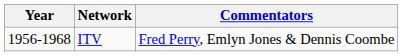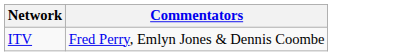- column: (39, 16)
